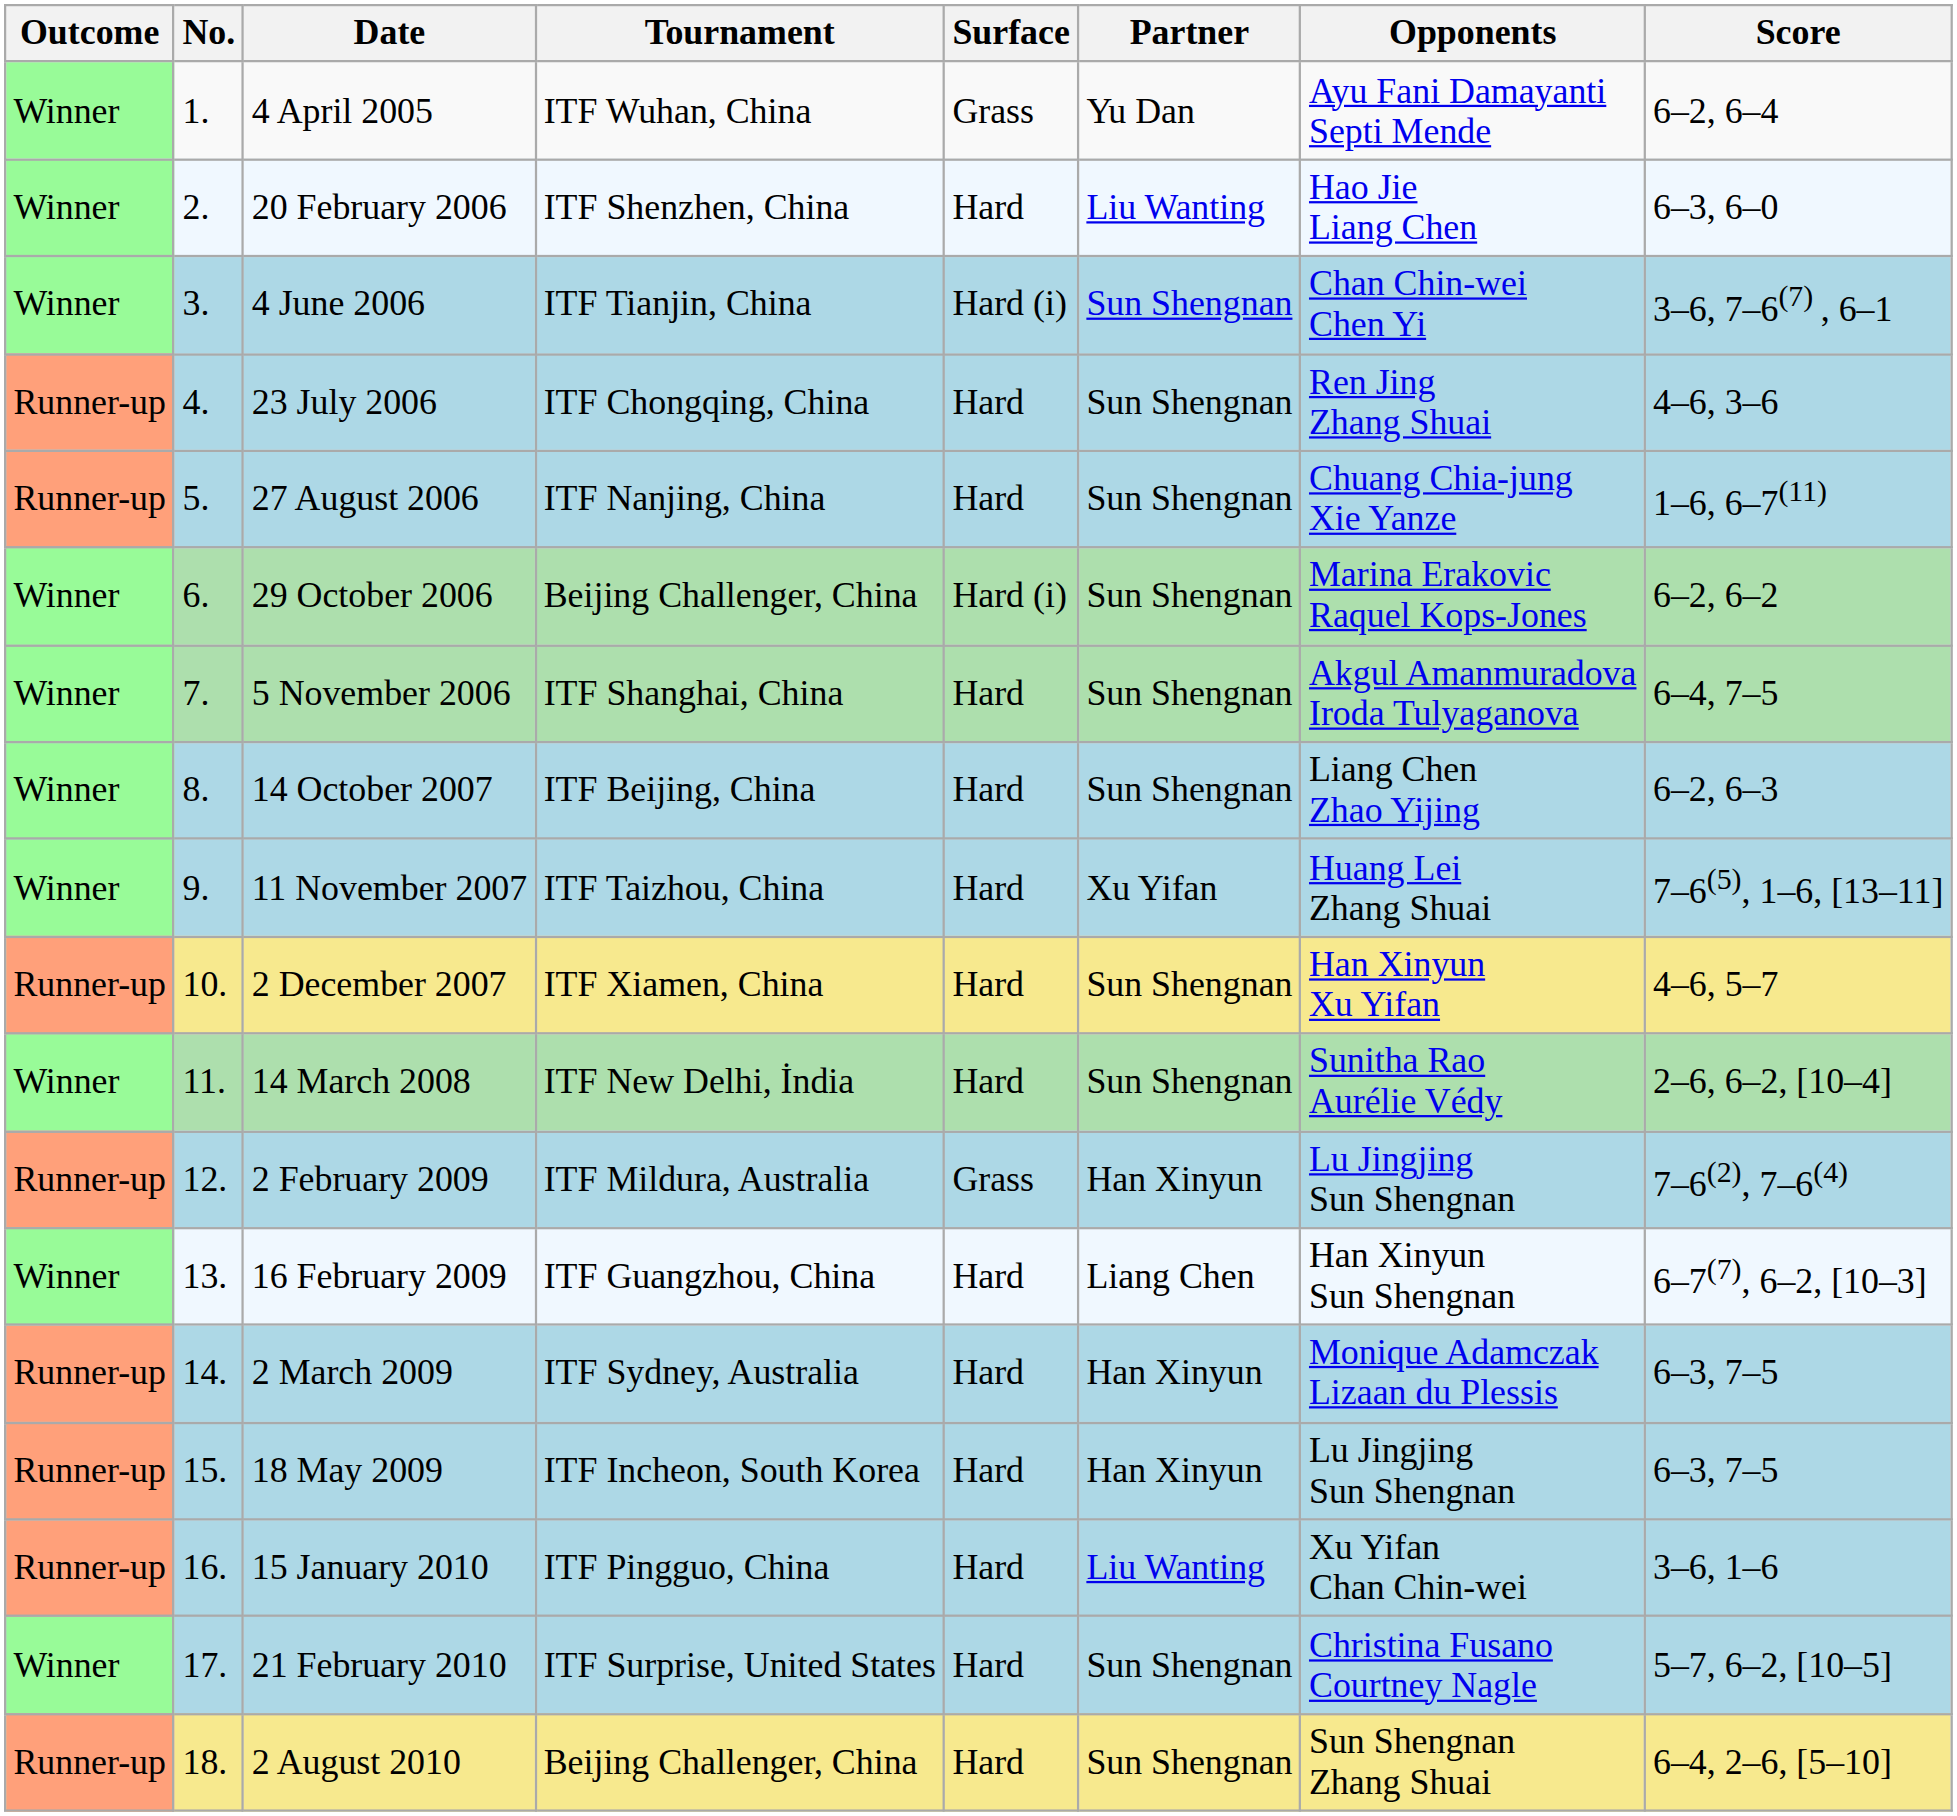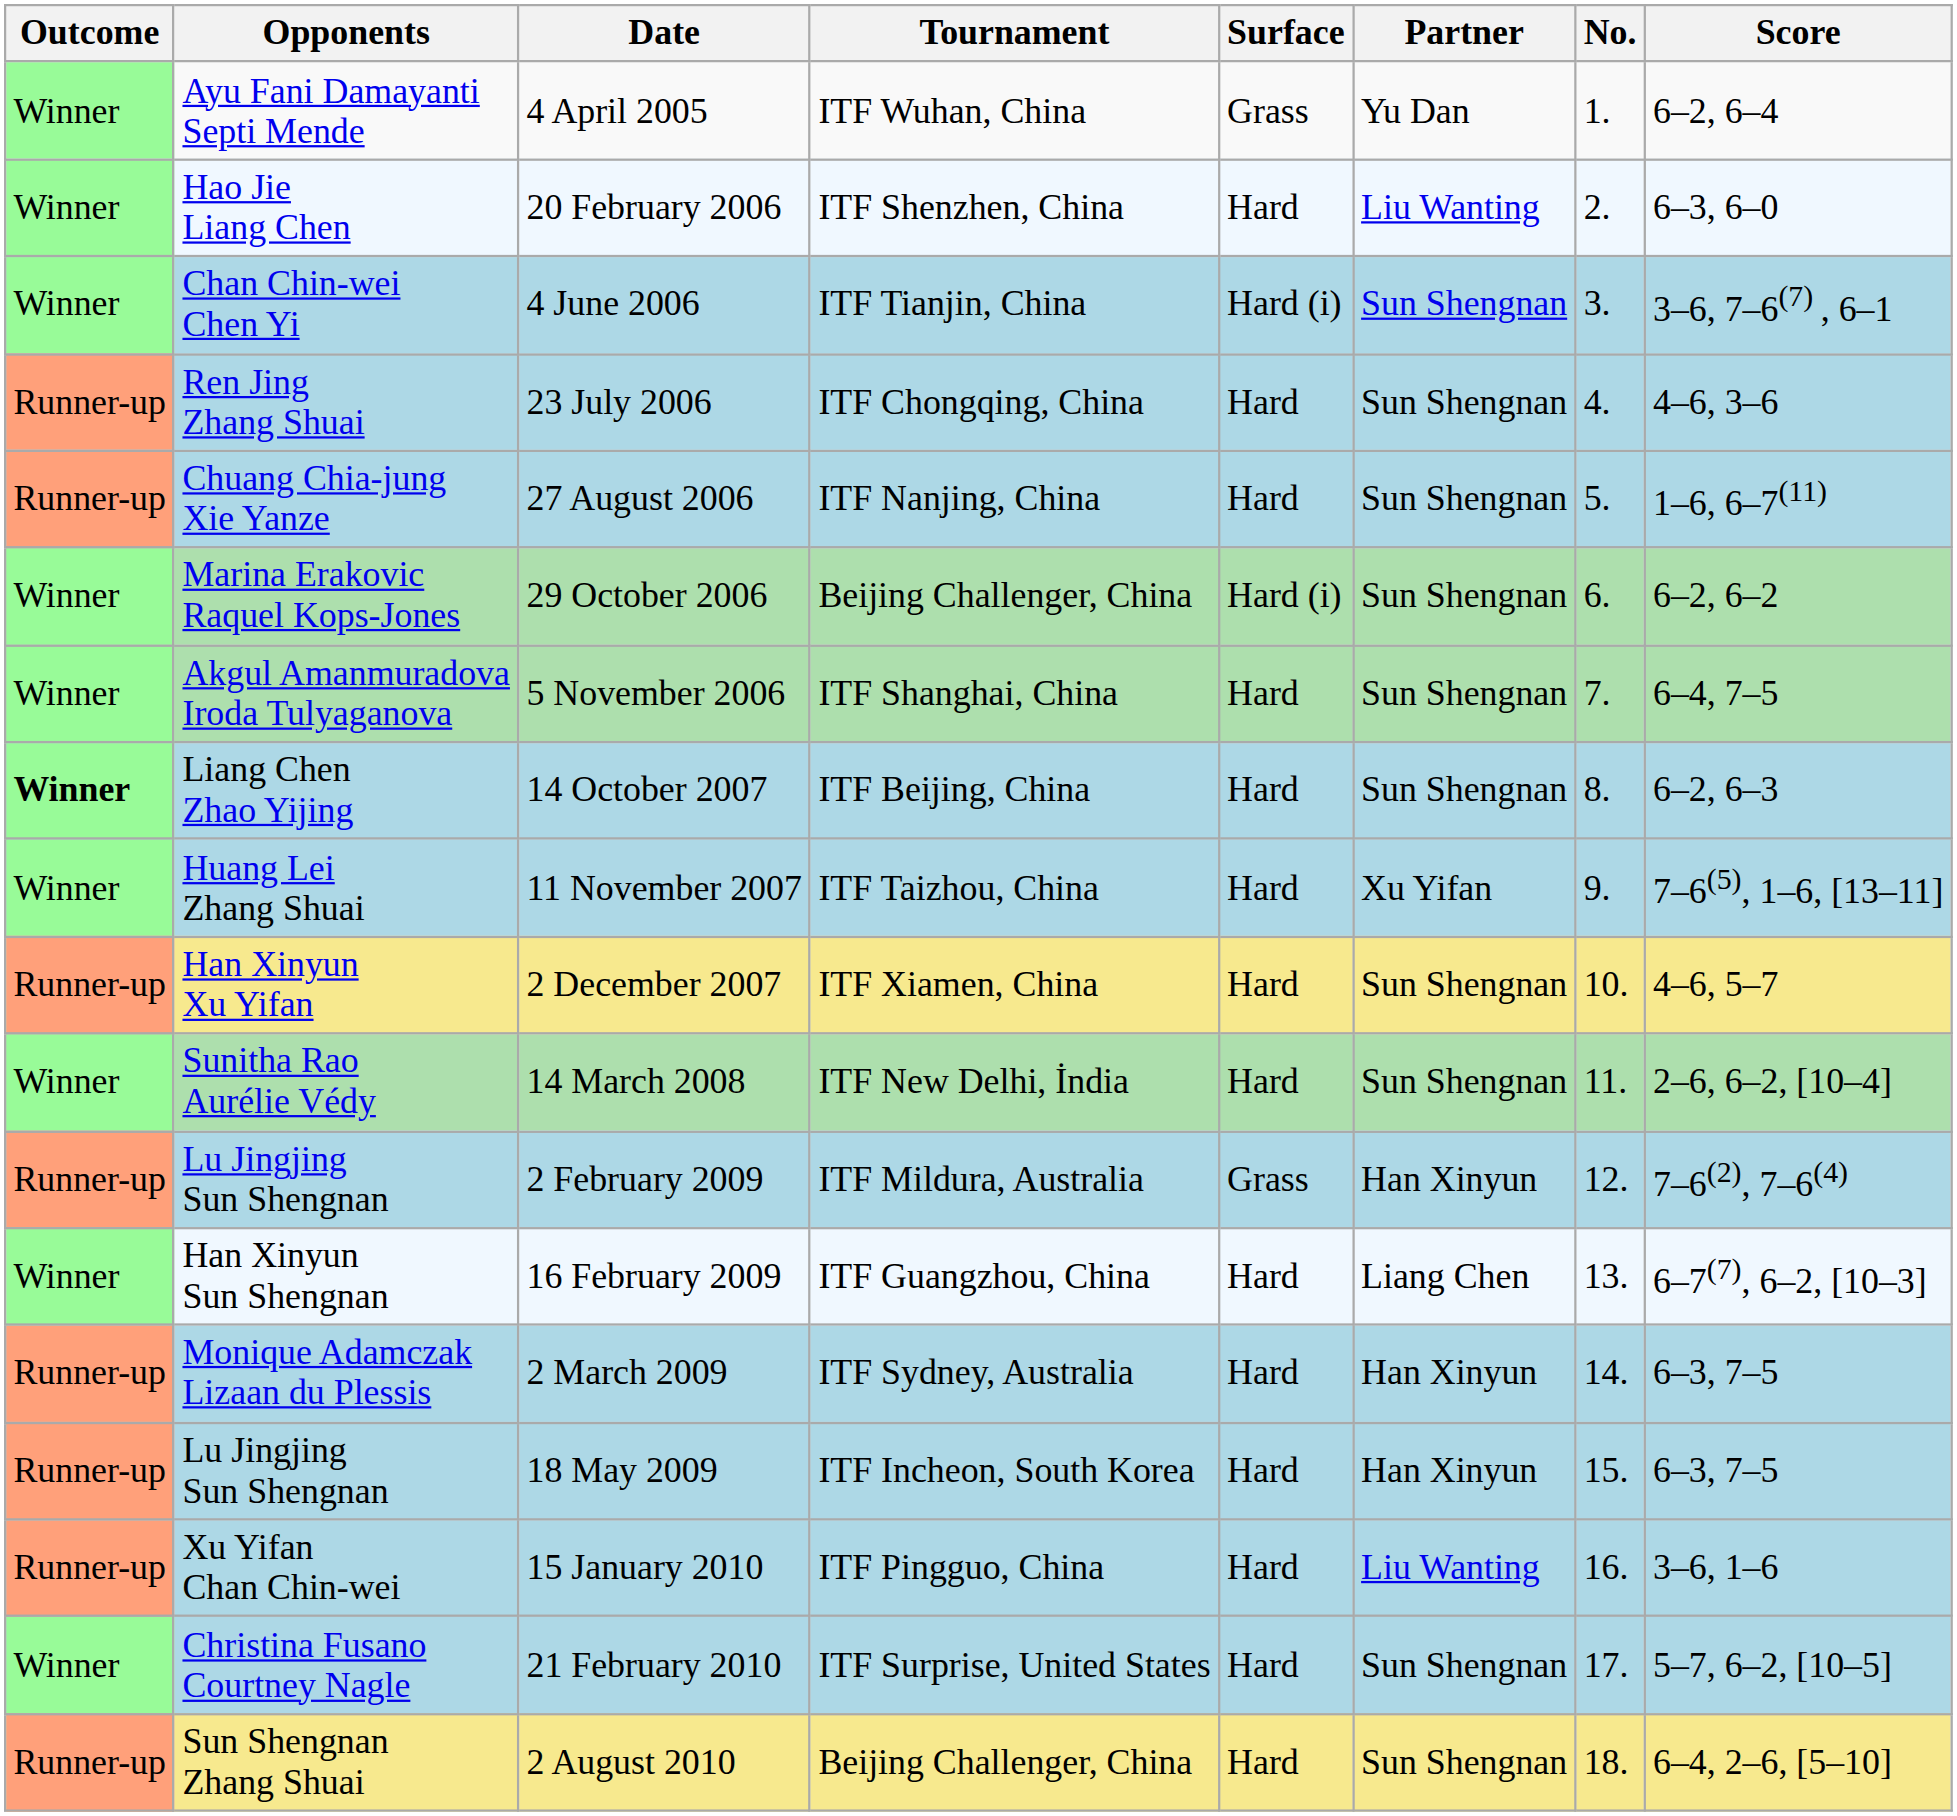columns swapped: (209, 32) <-> (1473, 32)
(66, 790) normal -> (72, 790) bold
